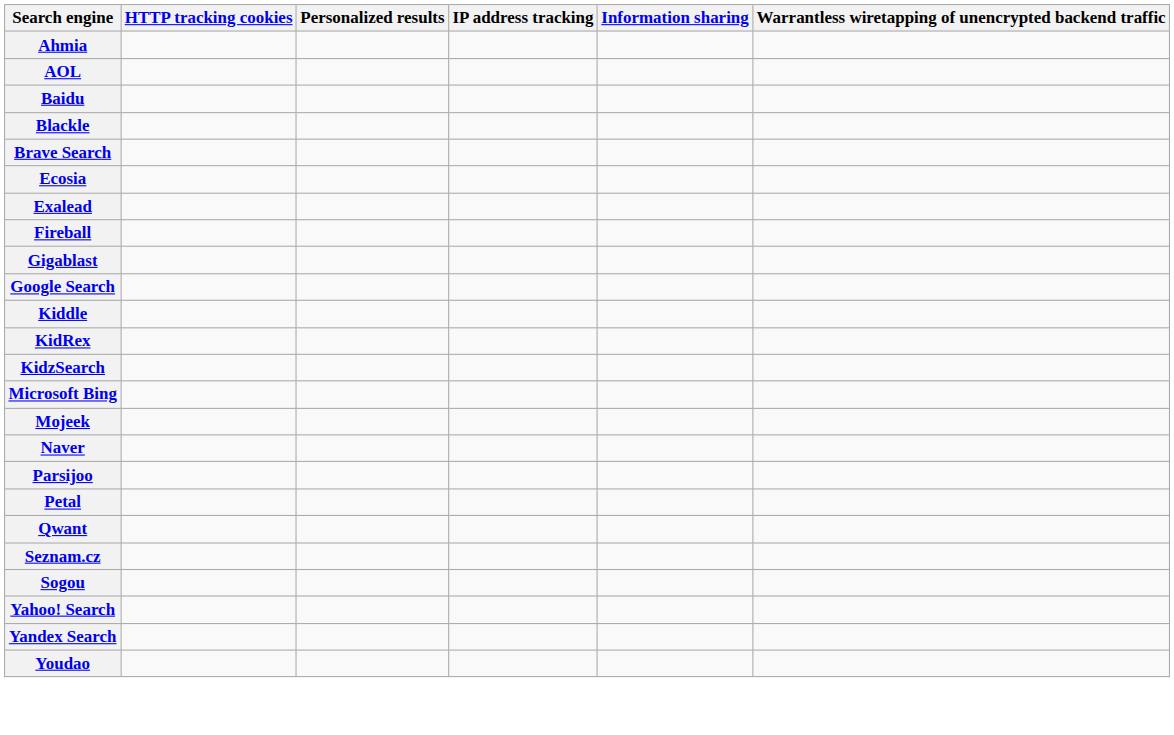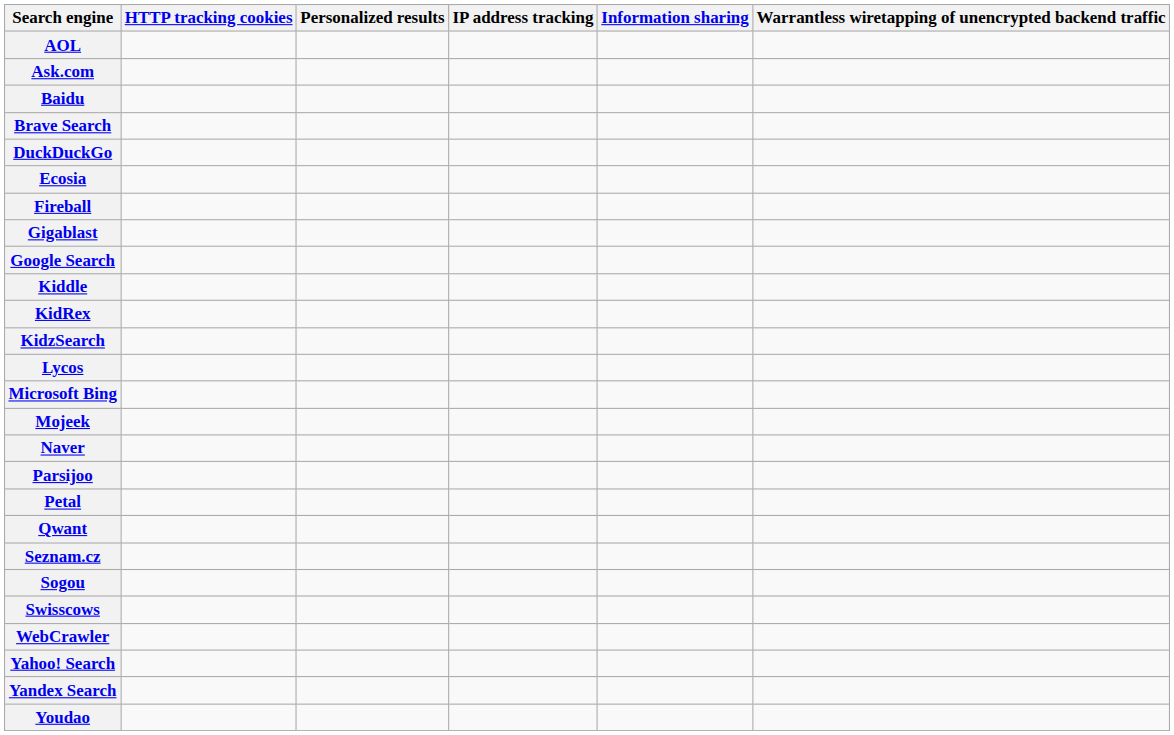- row: (63, 44)
+ row: (63, 71)
- row: (63, 125)
+ row: (63, 152)
- row: (63, 206)
+ row: (63, 367)
+ row: (63, 609)
+ row: (63, 636)
